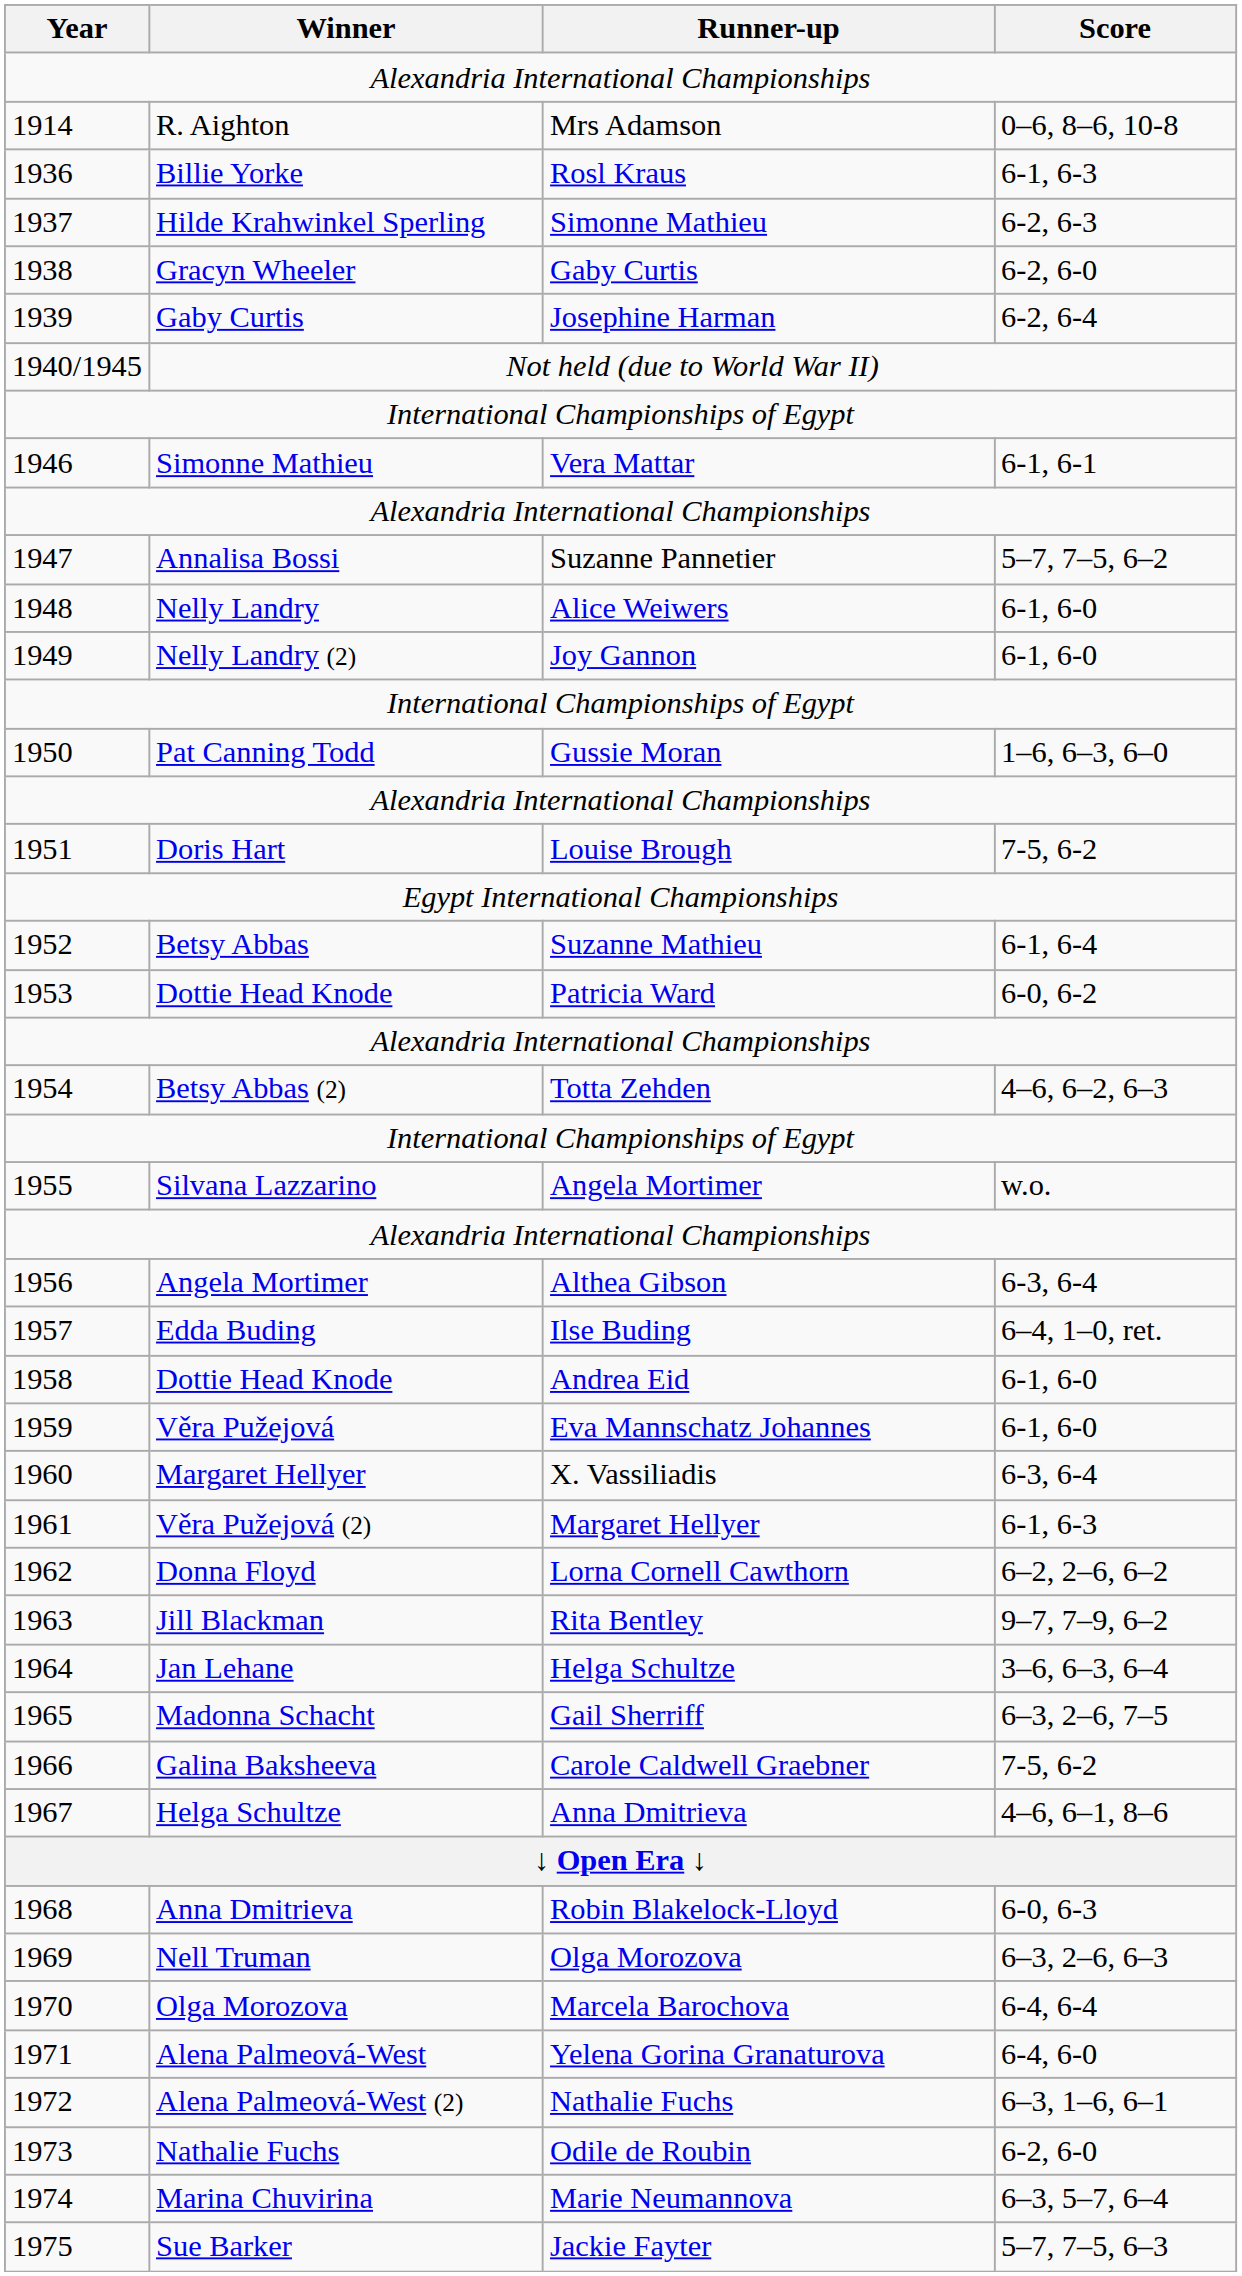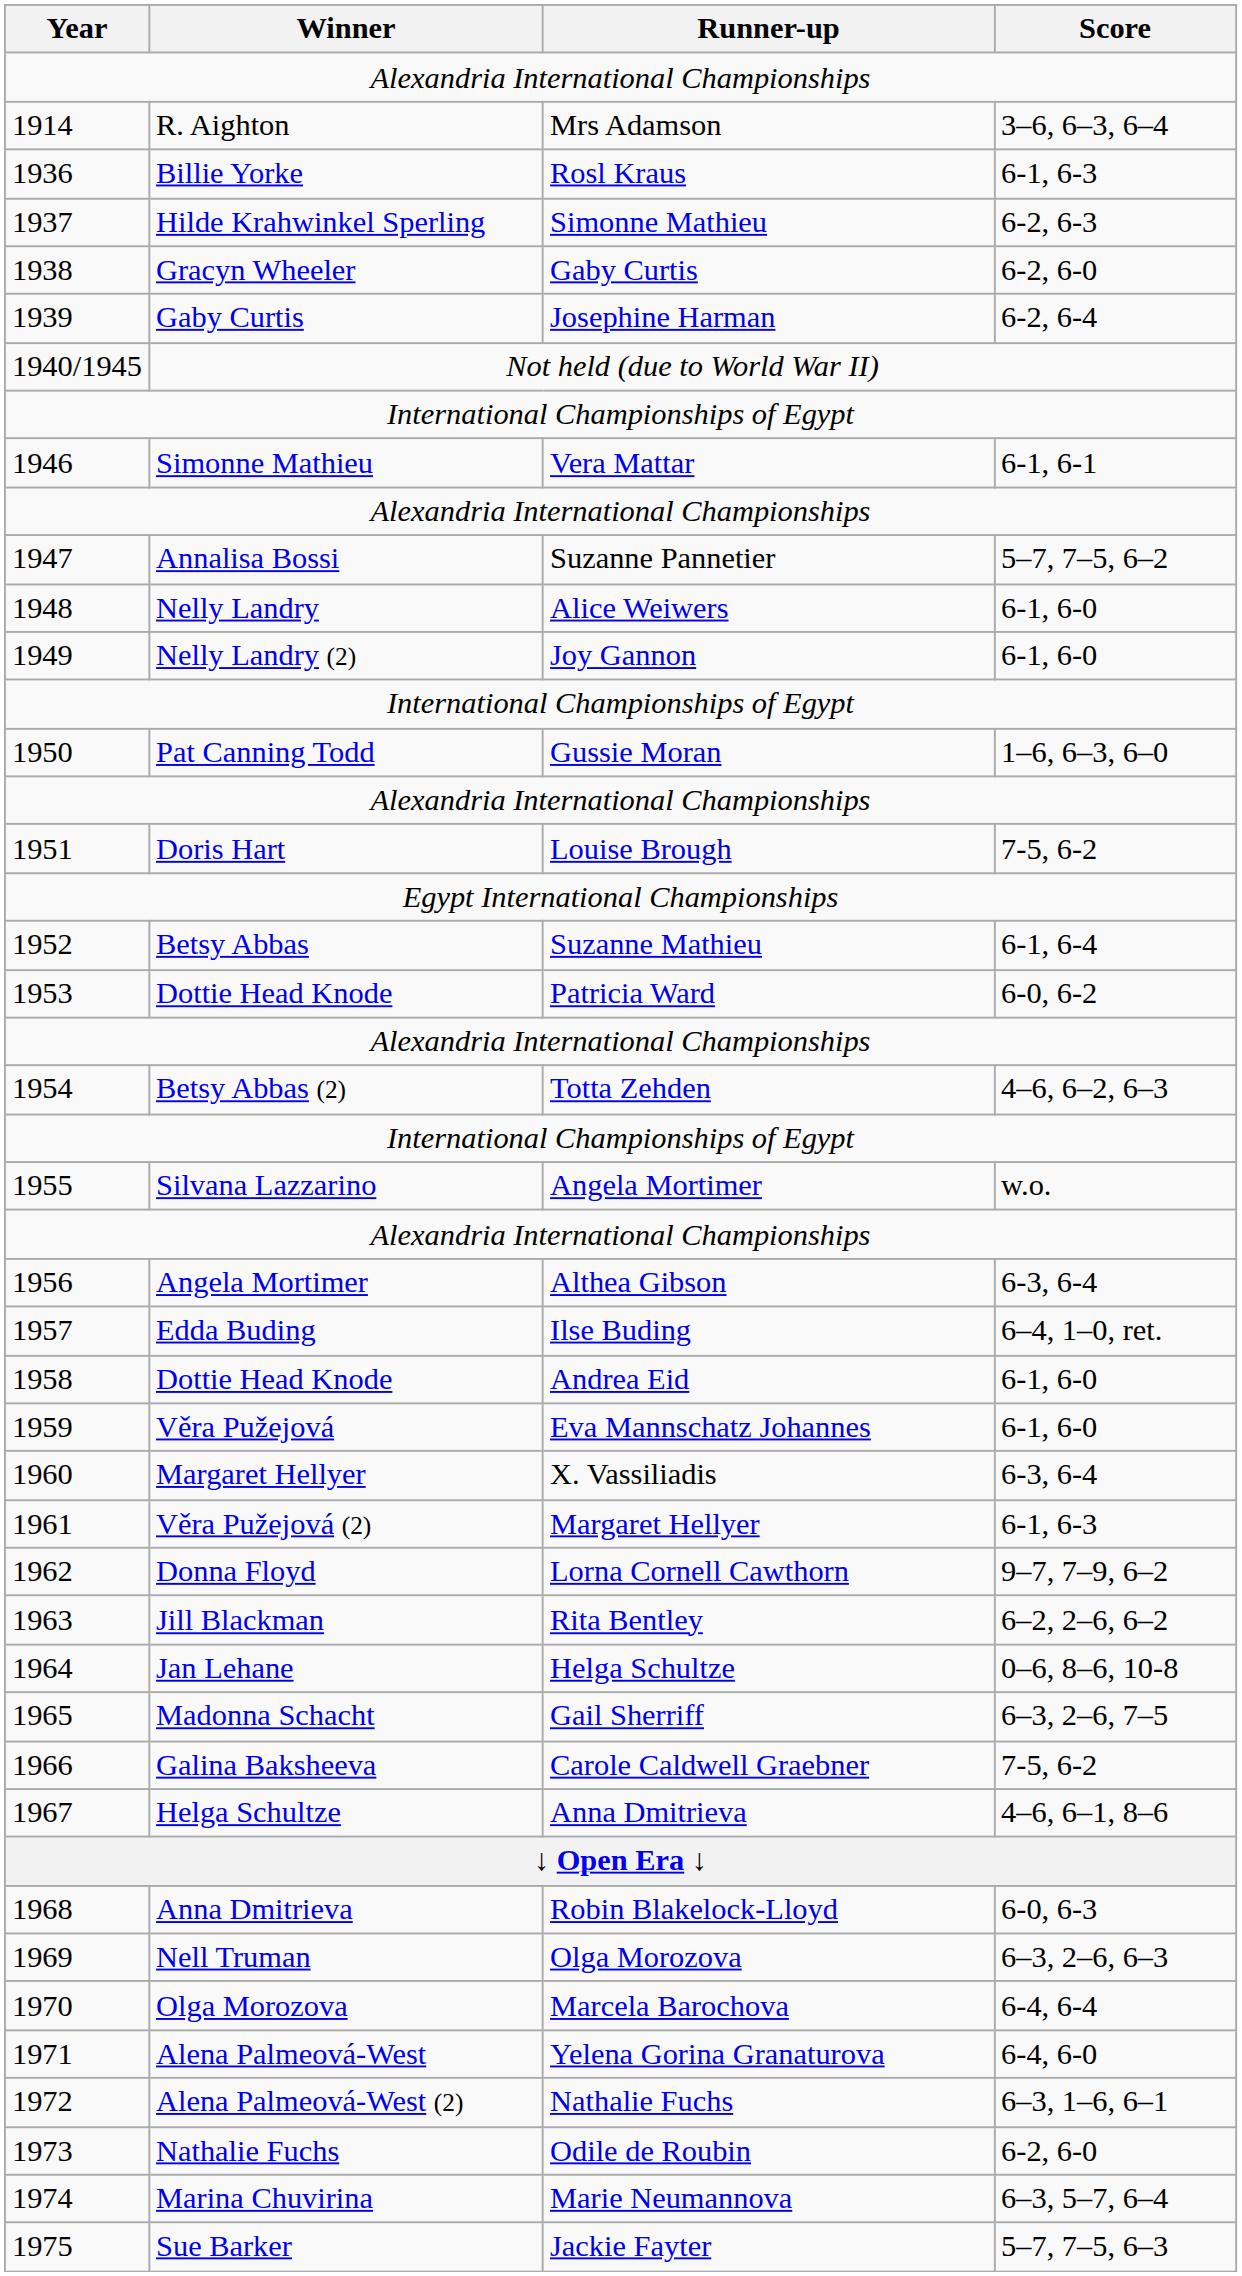(1090, 125) 0–6, 8–6, 10-8 -> (1085, 125) 3–6, 6–3, 6–4
(1085, 1571) 6–2, 2–6, 6–2 -> (1085, 1571) 9–7, 7–9, 6–2
(1085, 1619) 9–7, 7–9, 6–2 -> (1085, 1619) 6–2, 2–6, 6–2
(1085, 1667) 3–6, 6–3, 6–4 -> (1090, 1667) 0–6, 8–6, 10-8
